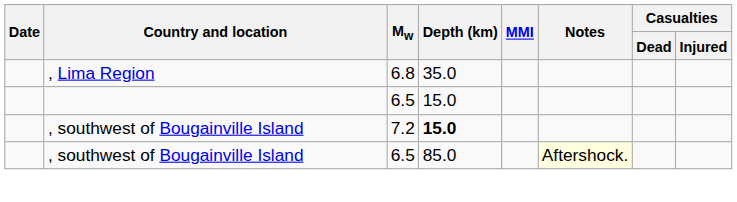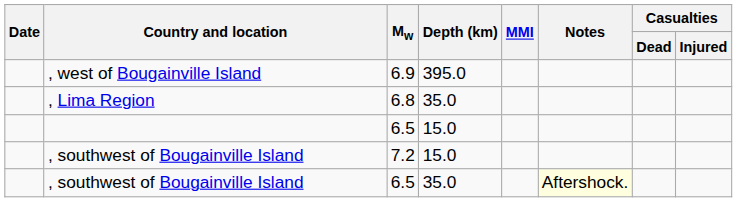+ row: (155, 73)
(440, 127) bold -> (440, 155) normal
(440, 155) 85.0 -> (440, 182) 35.0
